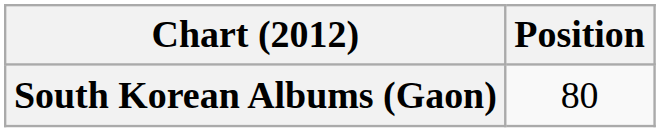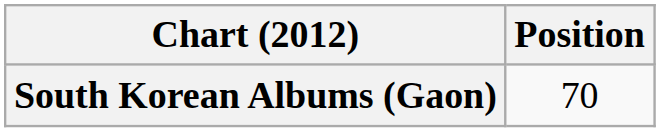(580, 94) 80 -> (580, 94) 70
